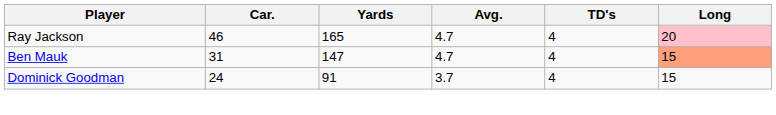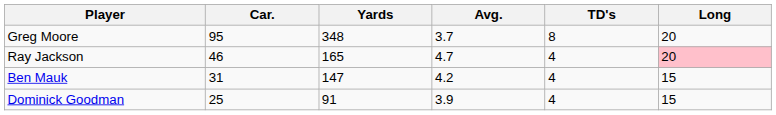+ row: (43, 36)
(444, 57) 4.7 -> (444, 78) 4.2
(669, 57) lightsalmon background -> (669, 78) no background
(216, 78) 24 -> (216, 99) 25
(444, 78) 3.7 -> (444, 99) 3.9
